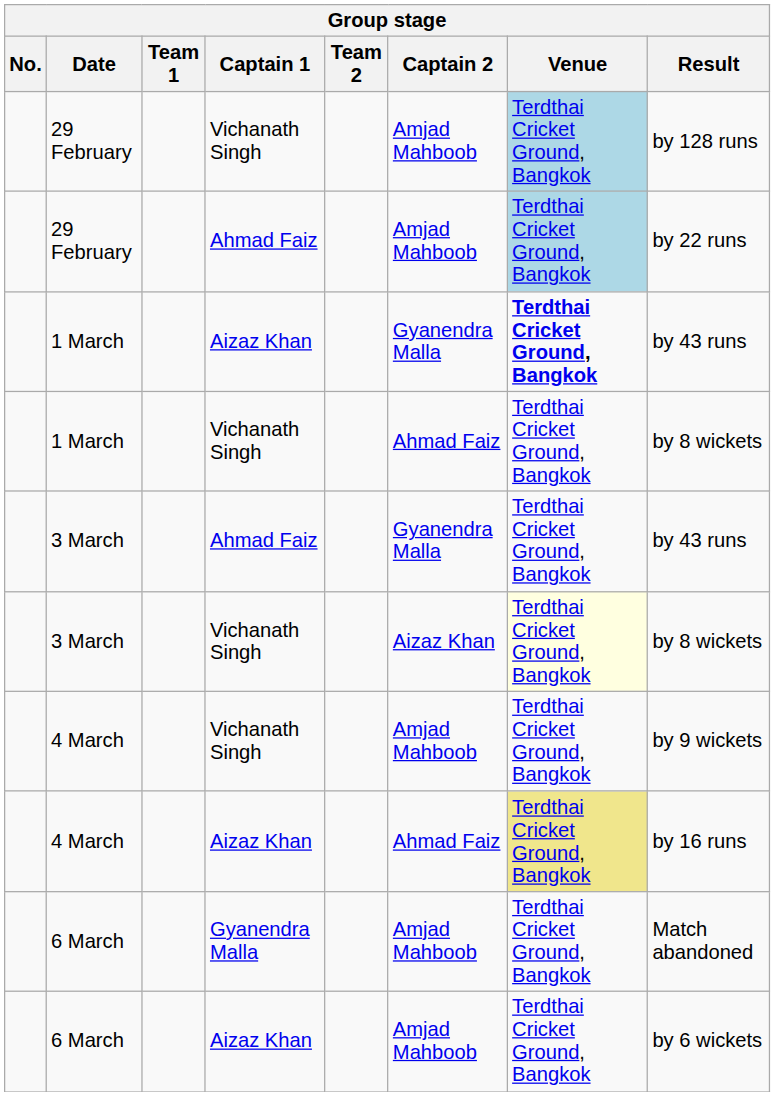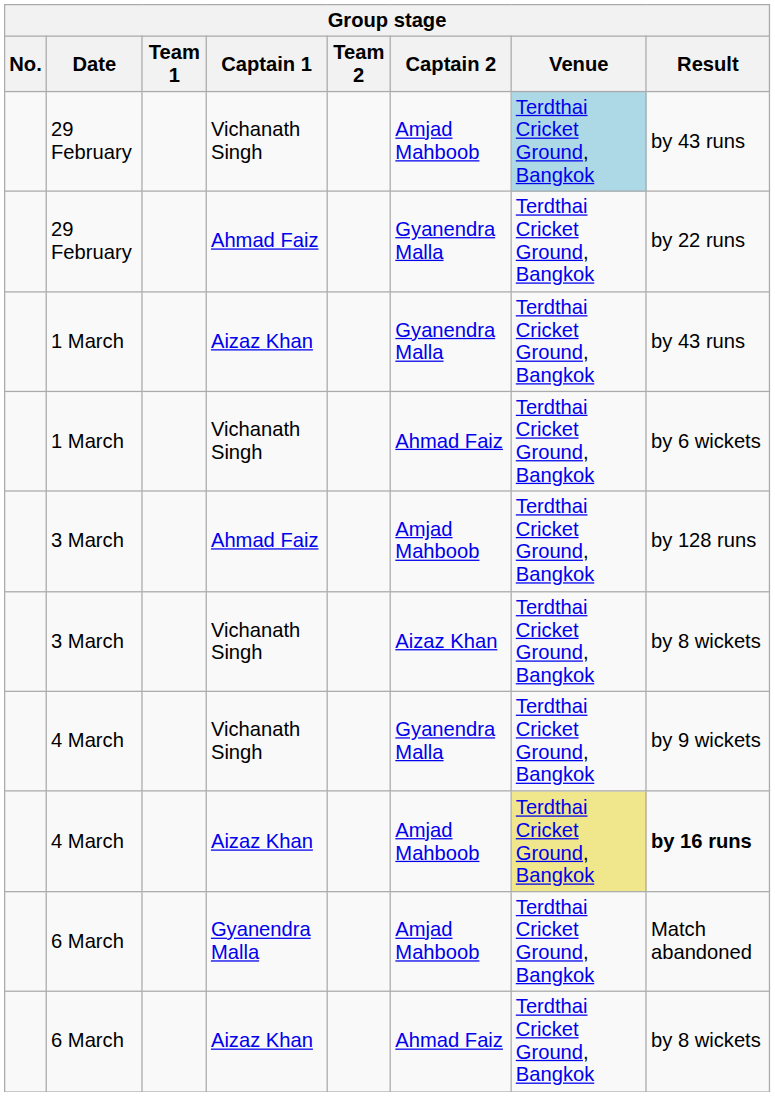(705, 141) by 128 runs -> (698, 141) by 43 runs
(435, 241) Amjad Mahboob -> (445, 241) Gyanendra Malla
(551, 241) lightblue background -> (555, 241) no background
(555, 341) bold -> (555, 341) normal
(707, 441) by 8 wickets -> (706, 441) by 6 wickets
(443, 541) Gyanendra Malla -> (437, 541) Amjad Mahboob
(699, 541) by 43 runs -> (704, 541) by 128 runs
(551, 641) lightyellow background -> (555, 641) no background
(435, 741) Amjad Mahboob -> (445, 741) Gyanendra Malla
(447, 841) Ahmad Faiz -> (437, 841) Amjad Mahboob
(699, 841) normal -> (701, 841) bold
(435, 1041) Amjad Mahboob -> (449, 1041) Ahmad Faiz
(707, 1041) by 6 wickets -> (706, 1041) by 8 wickets
